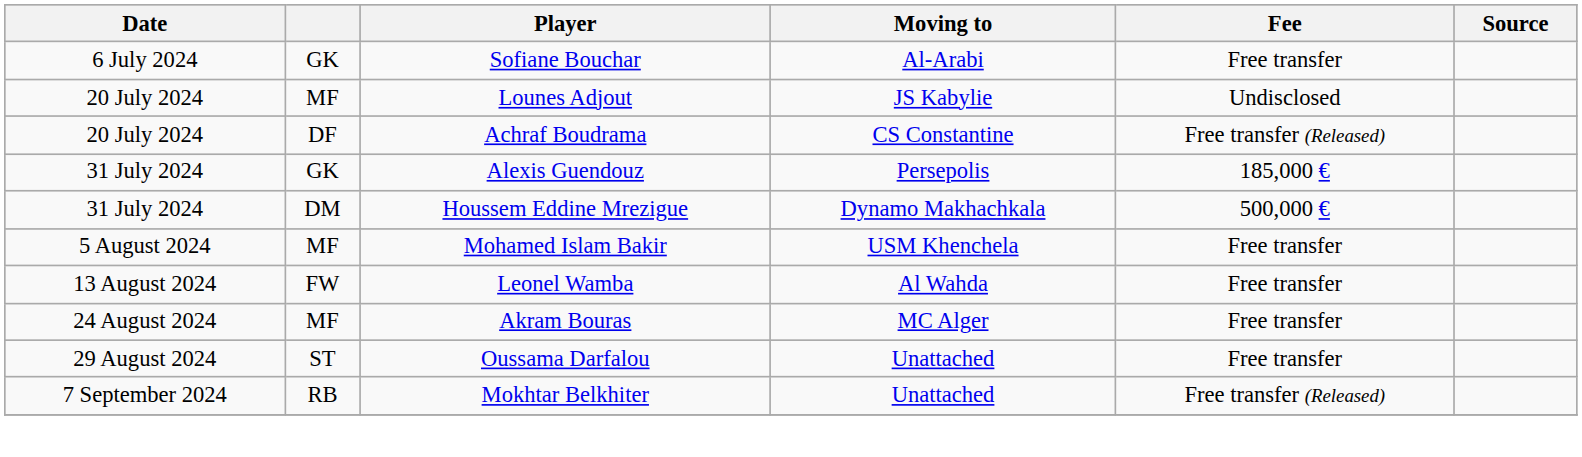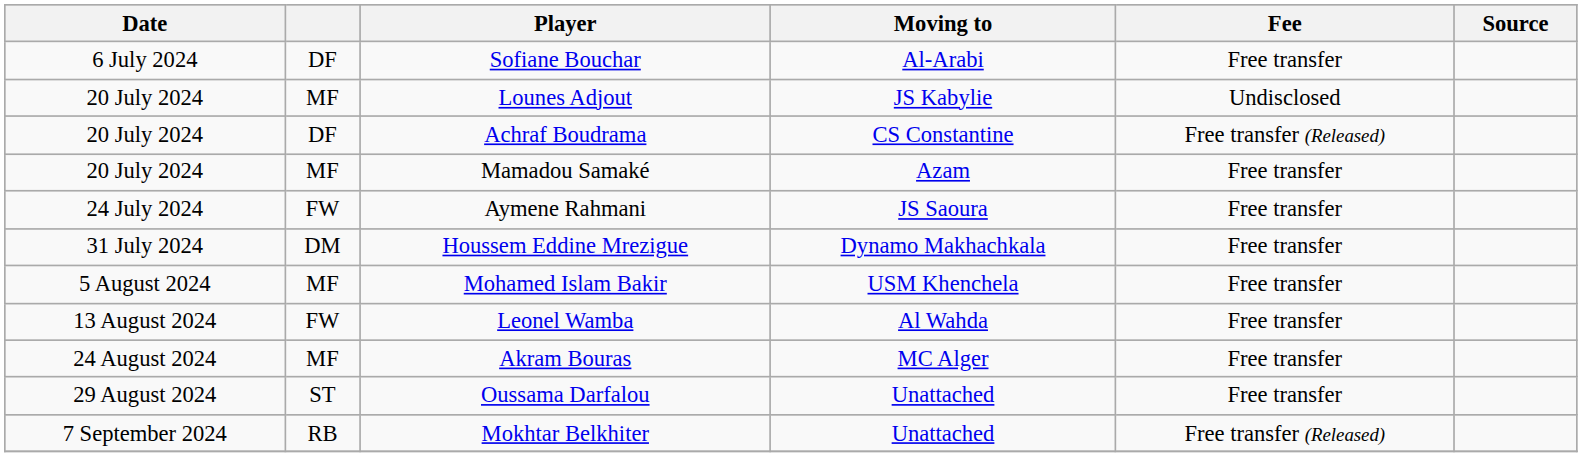(322, 59) GK -> (322, 59) DF
+ row: (565, 171)
+ row: (565, 208)
- row: (565, 171)
(1285, 208) 500,000 € -> (1285, 246) Free transfer
